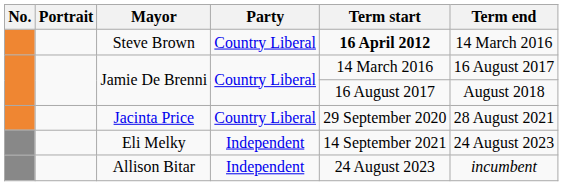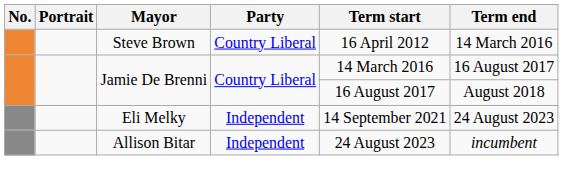(385, 42) bold -> (385, 42) normal
- row: (154, 117)
